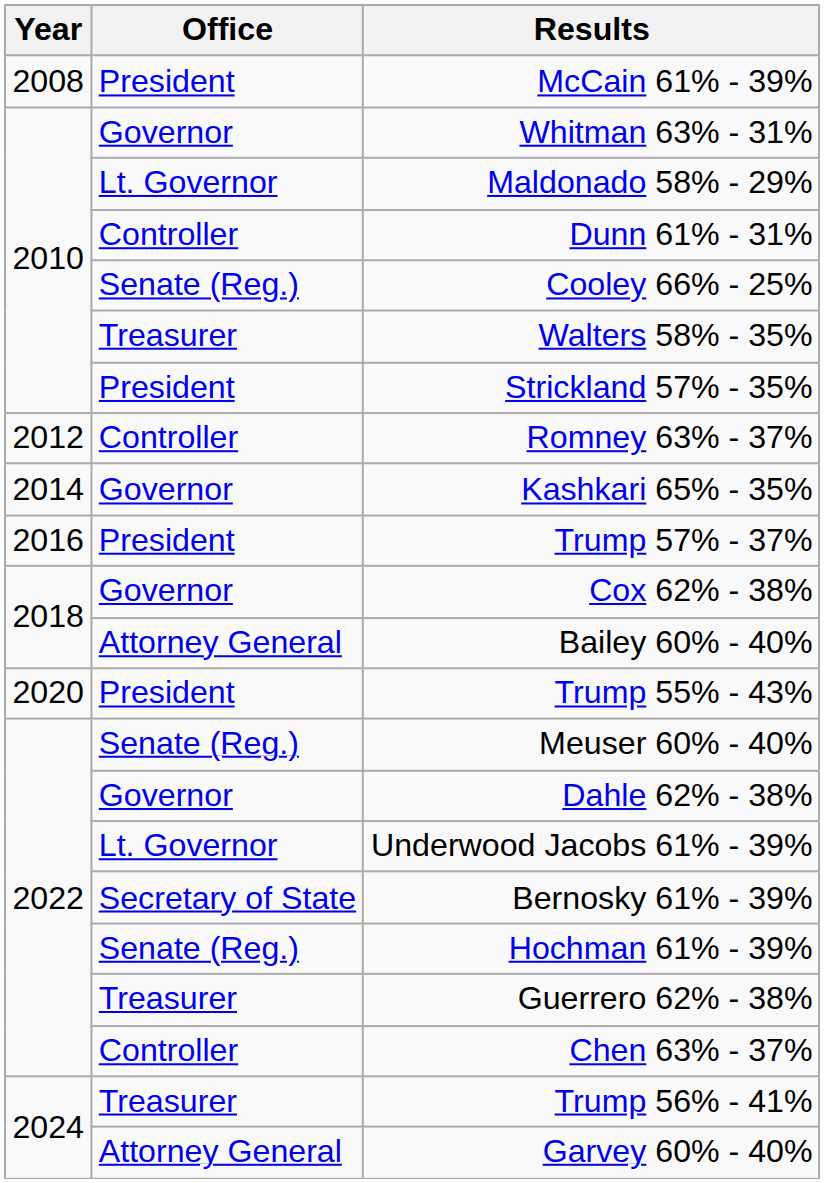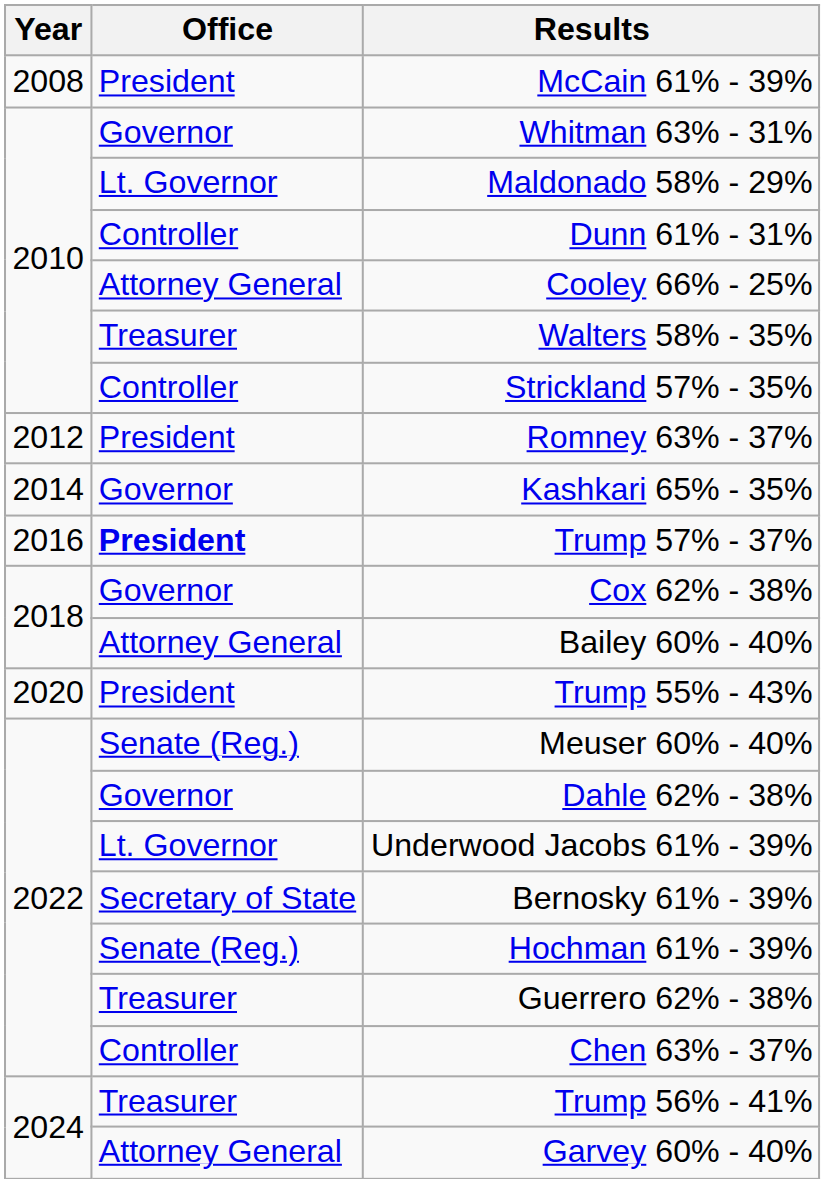(199, 285) Senate (Reg.) -> (220, 285) Attorney General
(167, 387) President -> (168, 387) Controller
(168, 438) Controller -> (167, 438) President
(167, 540) normal -> (172, 540) bold
